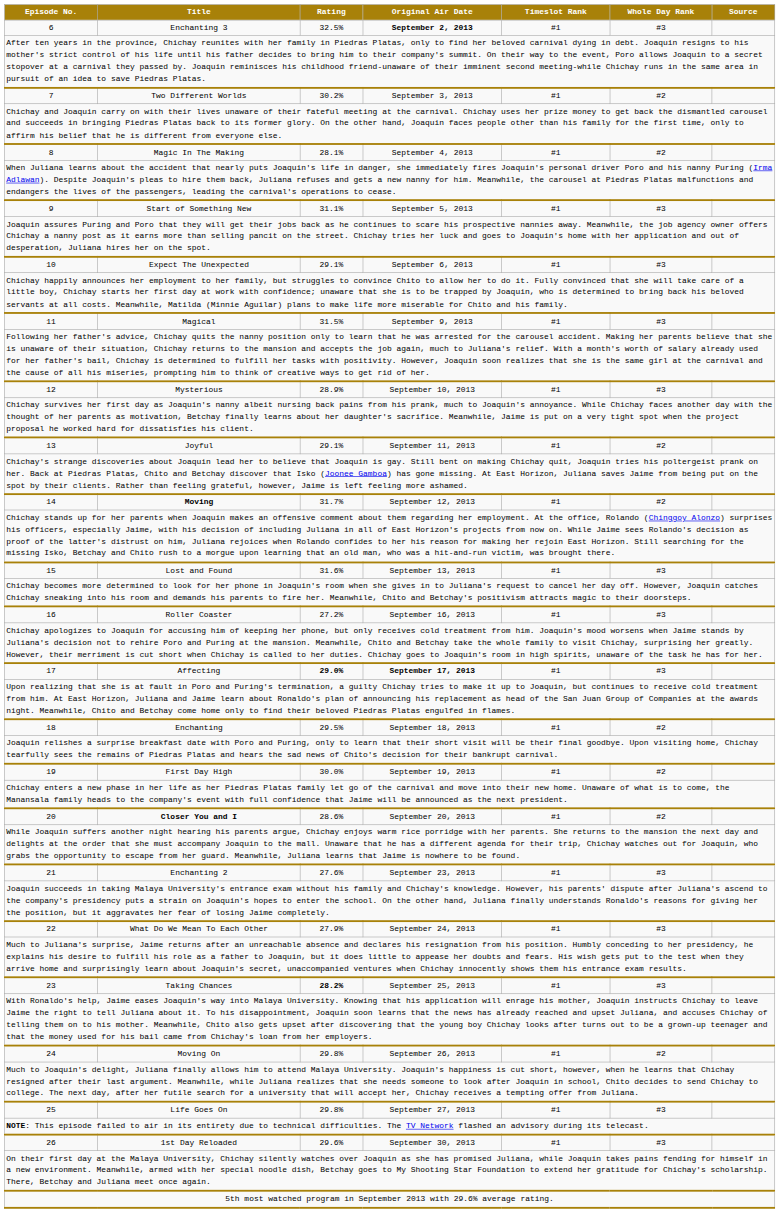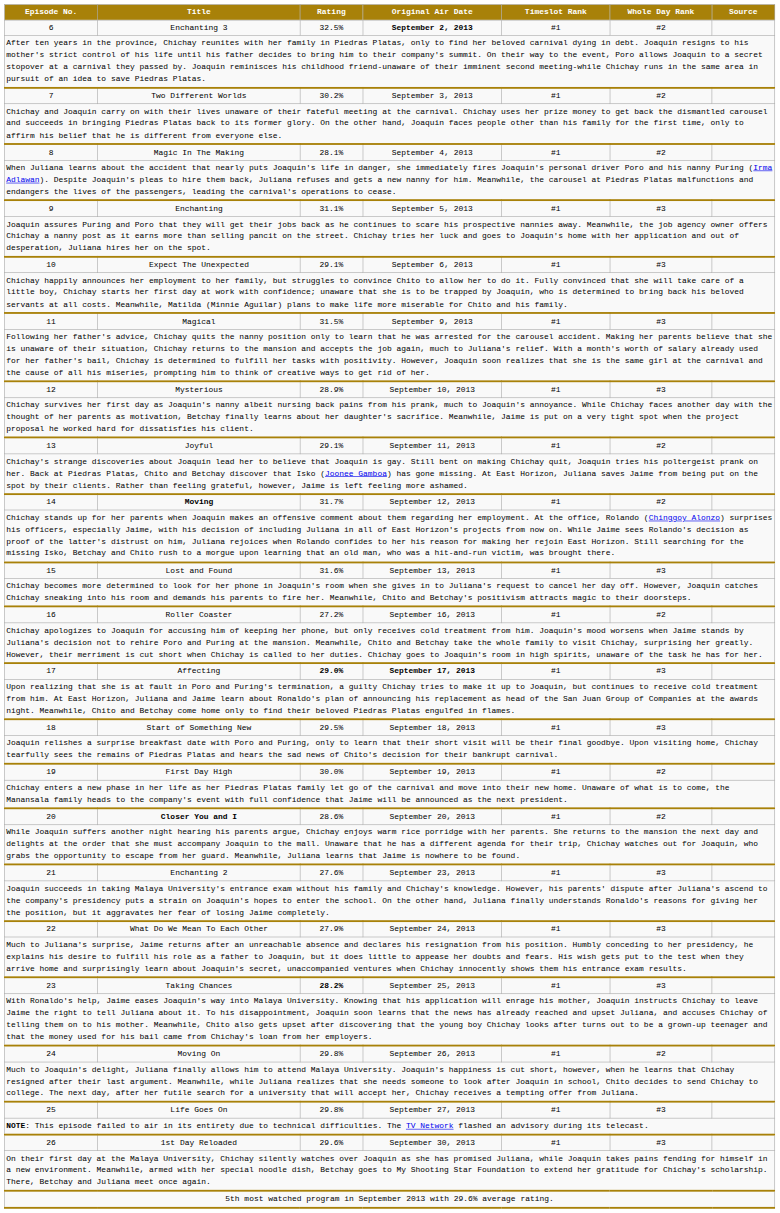(661, 28) #3 -> (661, 28) #2
(199, 209) Start of Something New -> (199, 209) Enchanting
(661, 615) #3 -> (661, 615) #2
(199, 728) Enchanting -> (199, 728) Start of Something New
(661, 728) #2 -> (661, 728) #3
